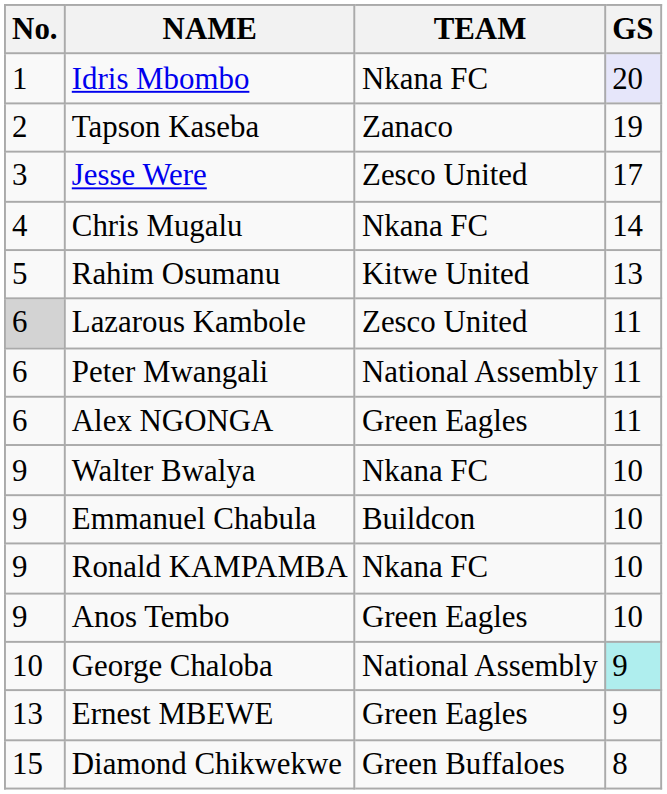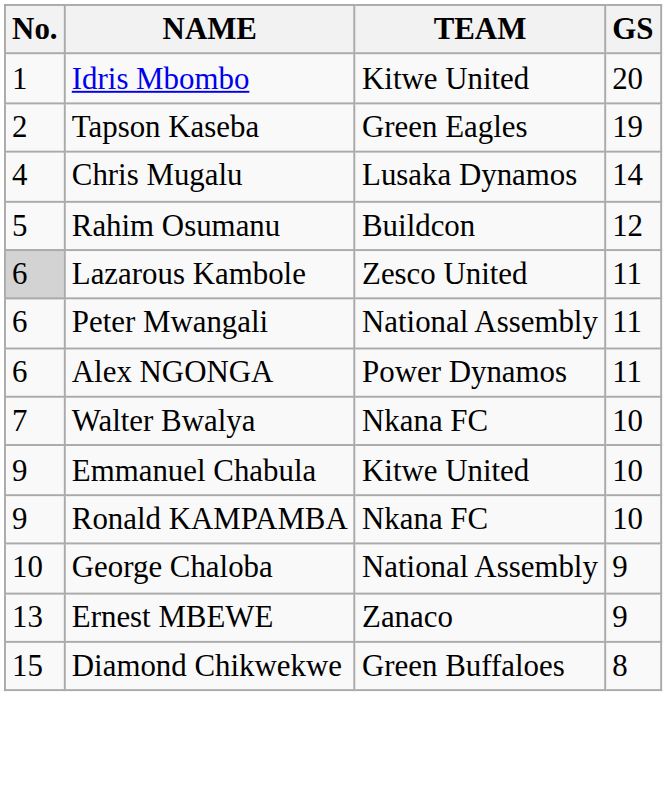(425, 77) Nkana FC -> (446, 77) Kitwe United
(628, 77) lavender background -> (628, 77) no background
(407, 126) Zanaco -> (445, 126) Green Eagles
- row: (139, 175)
(425, 224) Nkana FC -> (470, 175) Lusaka Dynamos
(446, 273) Kitwe United -> (419, 224) Buildcon
(628, 273) 13 -> (628, 224) 12
(445, 420) Green Eagles -> (465, 371) Power Dynamos
(20, 469) 9 -> (20, 420) 7
(419, 518) Buildcon -> (446, 469) Kitwe United
- row: (151, 616)
(620, 665) paleturquoise background -> (620, 567) no background
(445, 714) Green Eagles -> (407, 616) Zanaco
